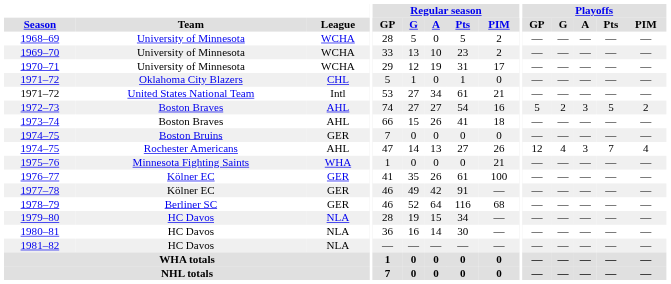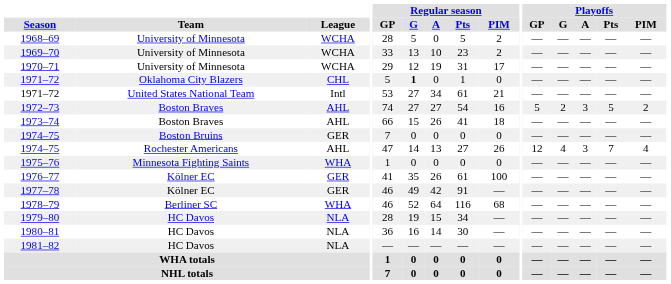(414, 80) normal -> (414, 80) bold
(499, 162) 21 -> (499, 162) 0
(338, 204) GER -> (338, 204) WHA
